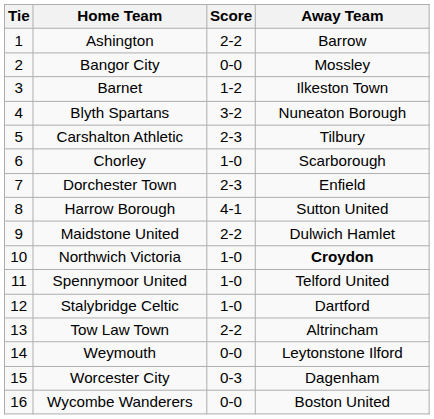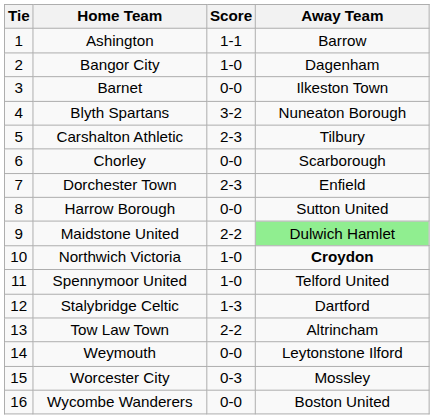(231, 40) 2-2 -> (231, 40) 1-1
(231, 64) 0-0 -> (231, 64) 1-0
(342, 64) Mossley -> (342, 64) Dagenham
(231, 88) 1-2 -> (231, 88) 0-0
(231, 161) 1-0 -> (231, 161) 0-0
(231, 209) 4-1 -> (231, 209) 0-0
(342, 233) no background -> (342, 233) lightgreen background
(231, 305) 1-0 -> (231, 305) 1-3
(342, 378) Dagenham -> (342, 378) Mossley
